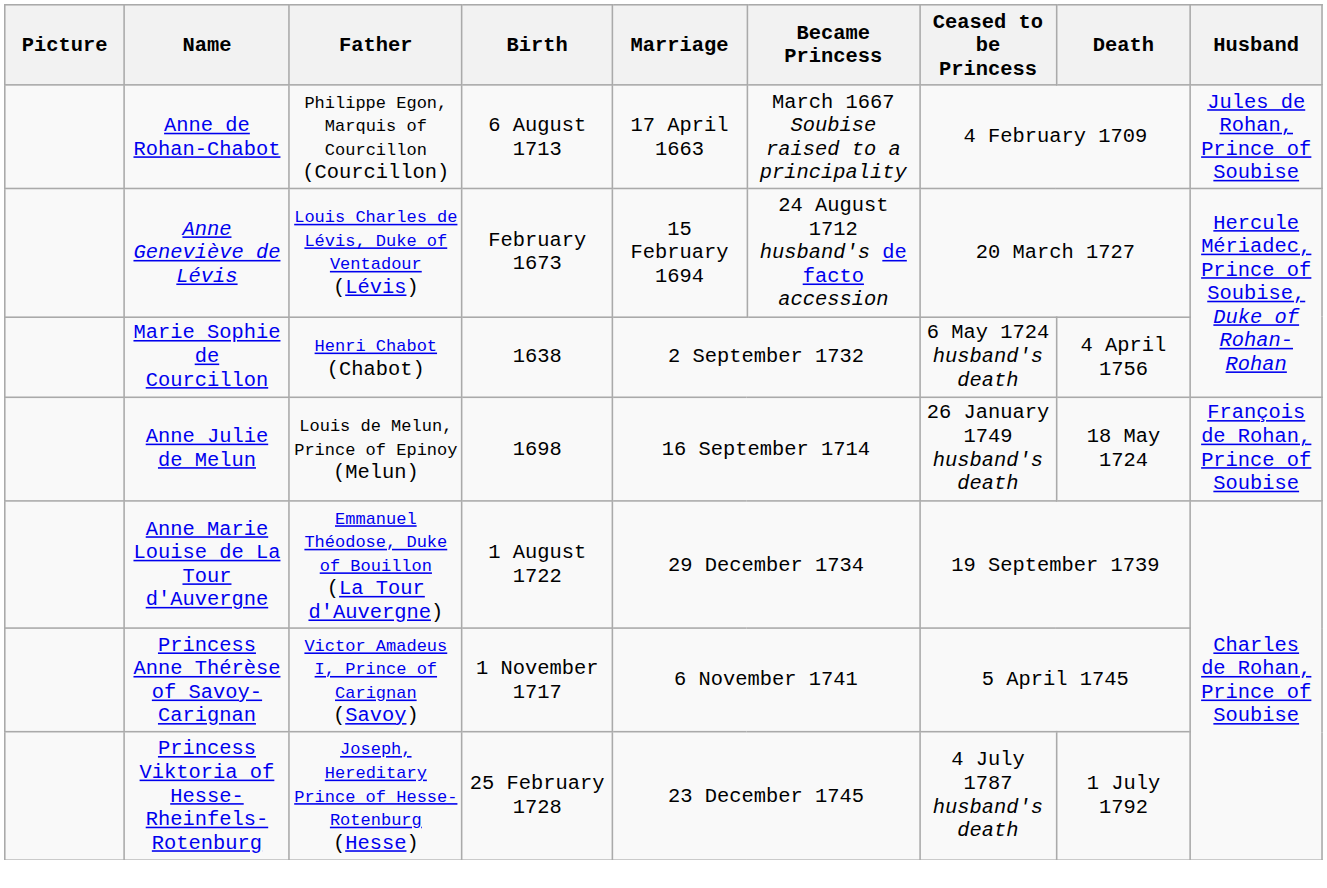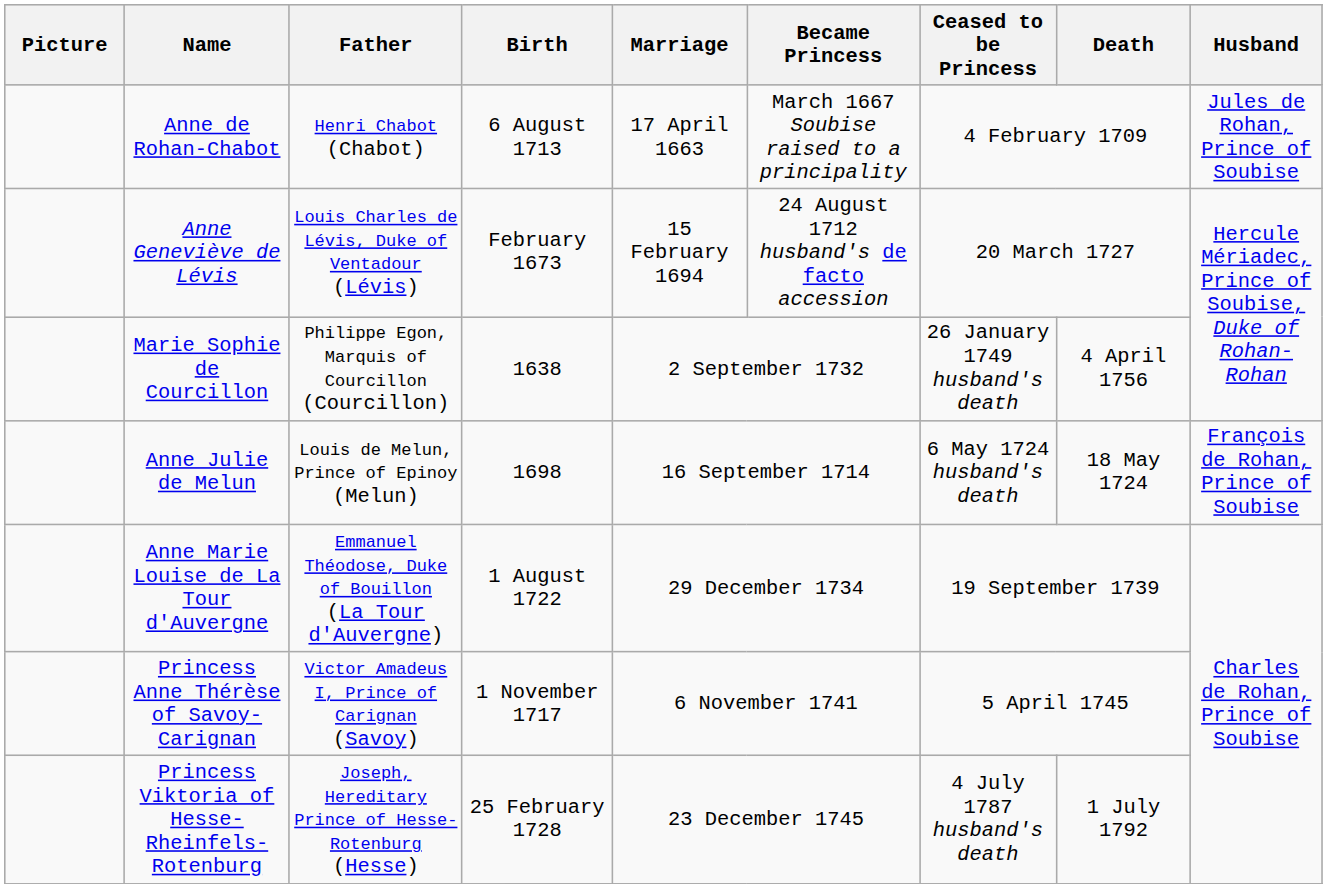(376, 139) Philippe Egon, Marquis of Courcillon (Courcillon) -> (376, 139) Henri Chabot (Chabot)
(376, 358) Henri Chabot (Chabot) -> (376, 370) Philippe Egon, Marquis of Courcillon (Courcillon)
(988, 357) 6 May 1724 husband's death -> (988, 368) 26 January 1749 husband's death
(988, 449) 26 January 1749 husband's death -> (988, 472) 6 May 1724 husband's death
